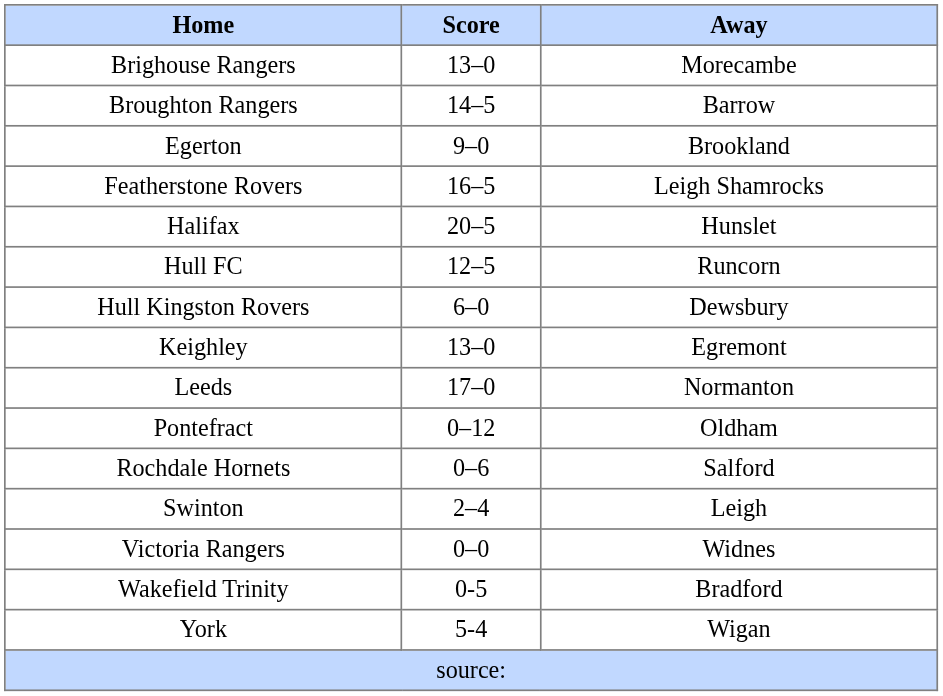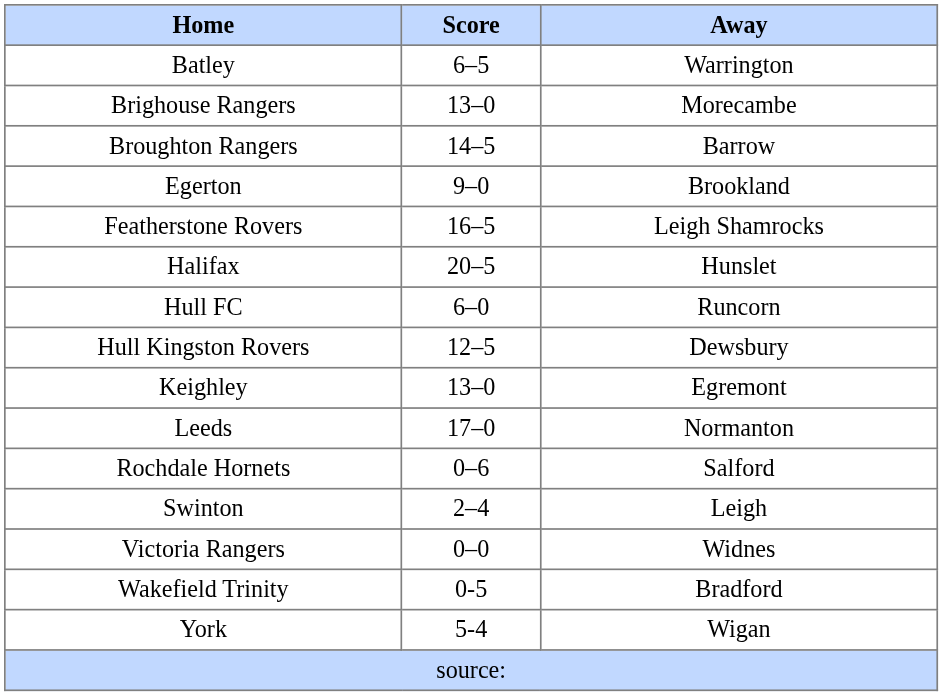+ row: (203, 64)
(471, 266) 12–5 -> (471, 306) 6–0
(471, 306) 6–0 -> (471, 347) 12–5
- row: (203, 427)
